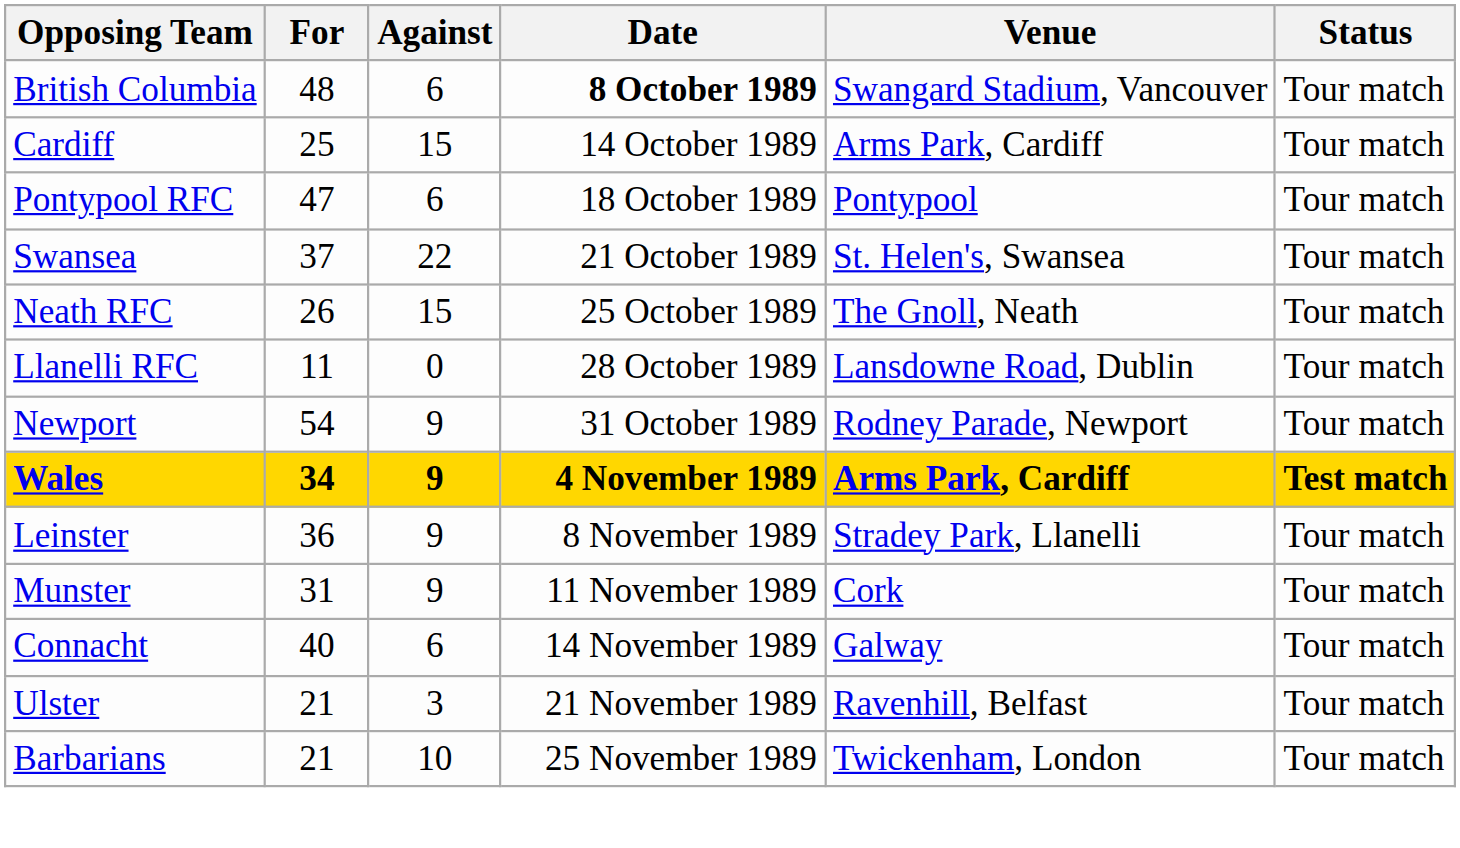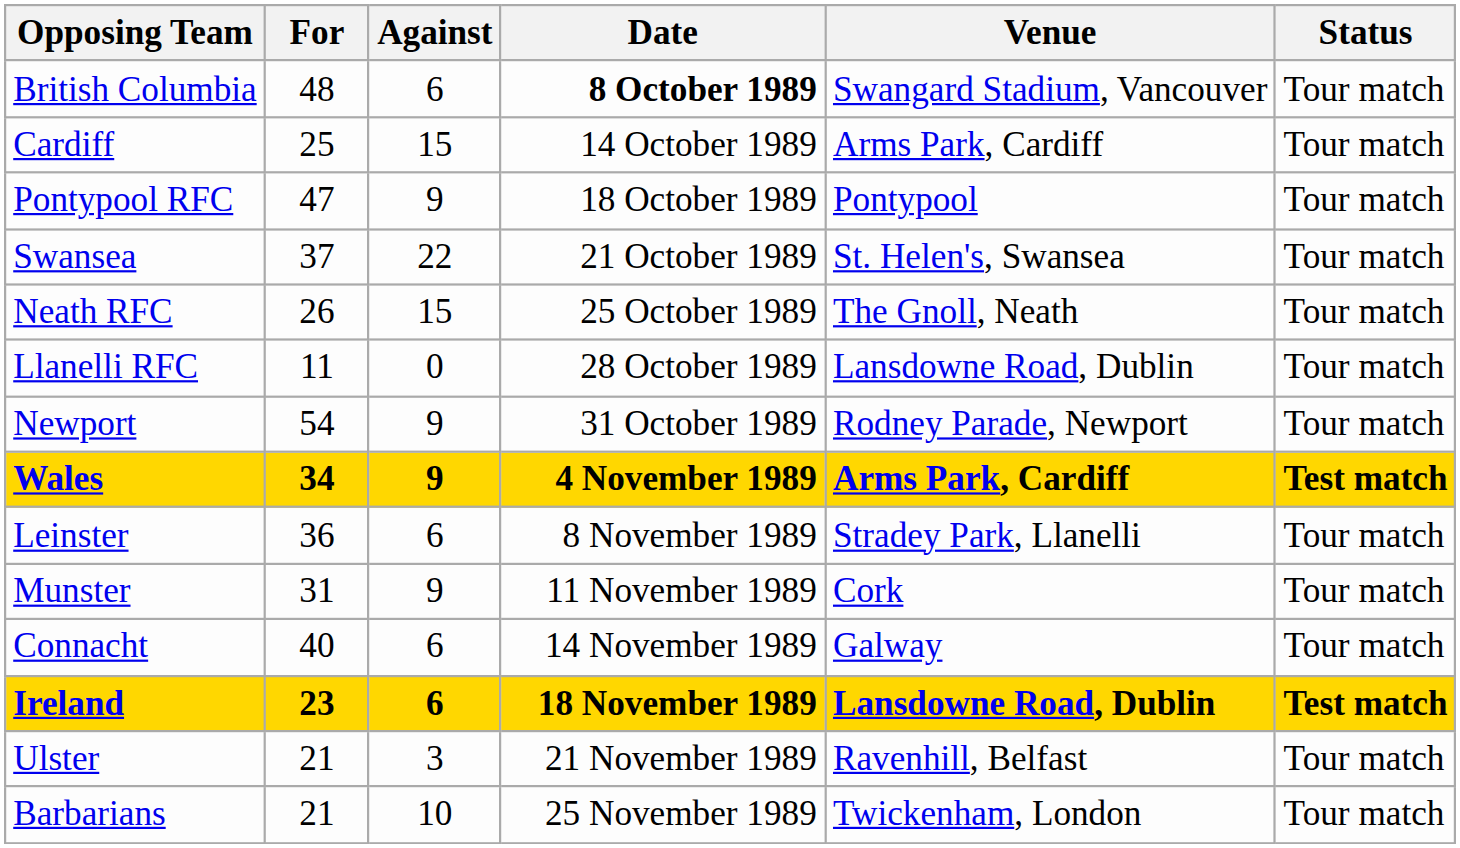(435, 199) 6 -> (435, 199) 9
(435, 534) 9 -> (435, 534) 6
+ row: (69, 702)
